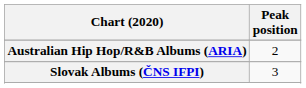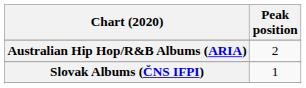(275, 72) 3 -> (275, 72) 1
